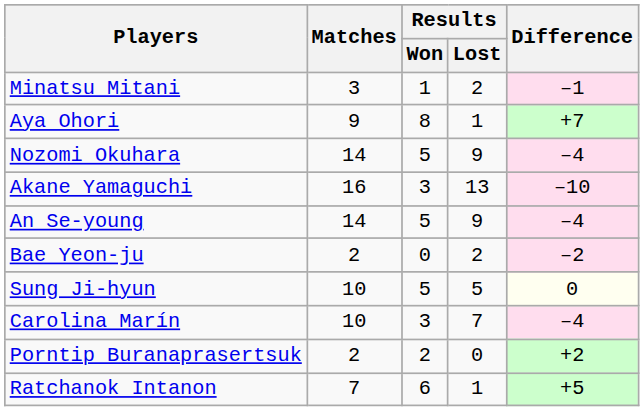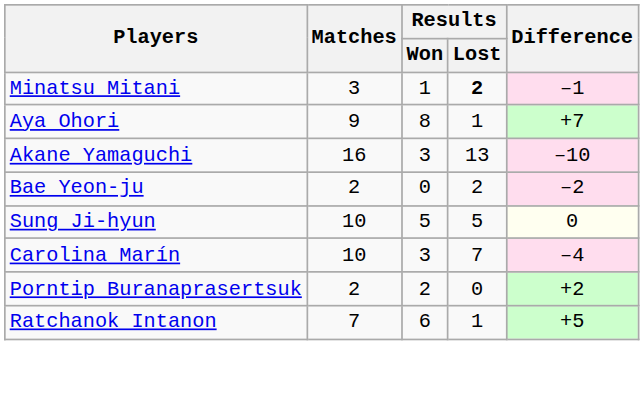(477, 88) normal -> (477, 88) bold
- row: (95, 155)
- row: (77, 222)
